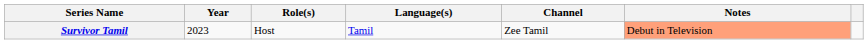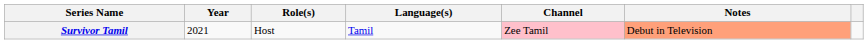(198, 30) 2023 -> (198, 30) 2021
(526, 30) no background -> (526, 30) pink background
